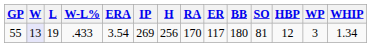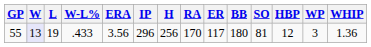(118, 33) 3.54 -> (118, 33) 3.56
(145, 33) 269 -> (145, 33) 296
(347, 33) 1.34 -> (347, 33) 1.36
